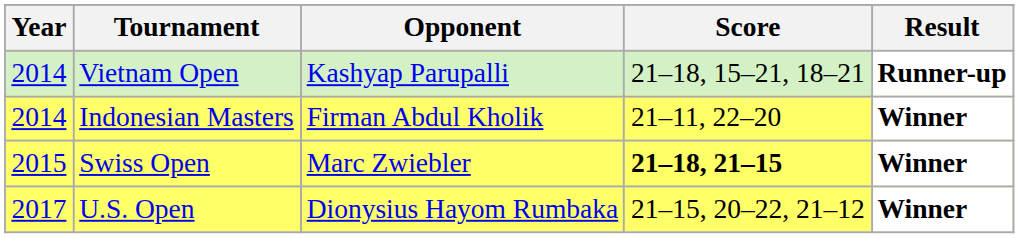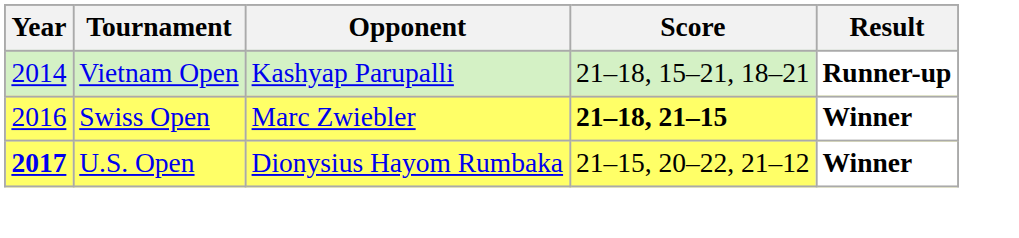- row: (187, 118)
(39, 163) 2015 -> (39, 118) 2016
(39, 209) normal -> (39, 163) bold
